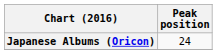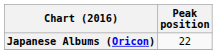(185, 41) 24 -> (185, 41) 22
